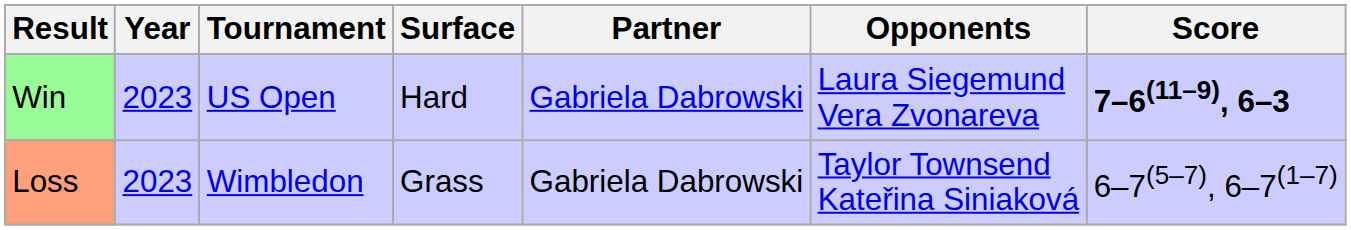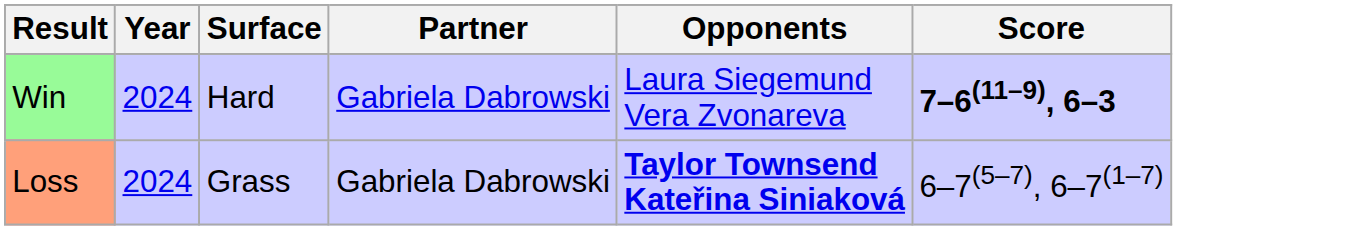- column: (296, 29)
(157, 96) 2023 -> (157, 96) 2024
(157, 181) 2023 -> (157, 181) 2024
(948, 181) normal -> (765, 181) bold
